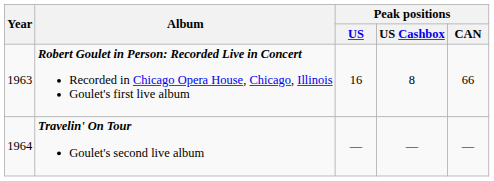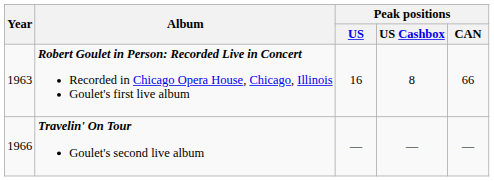(20, 146) 1964 -> (20, 146) 1966
